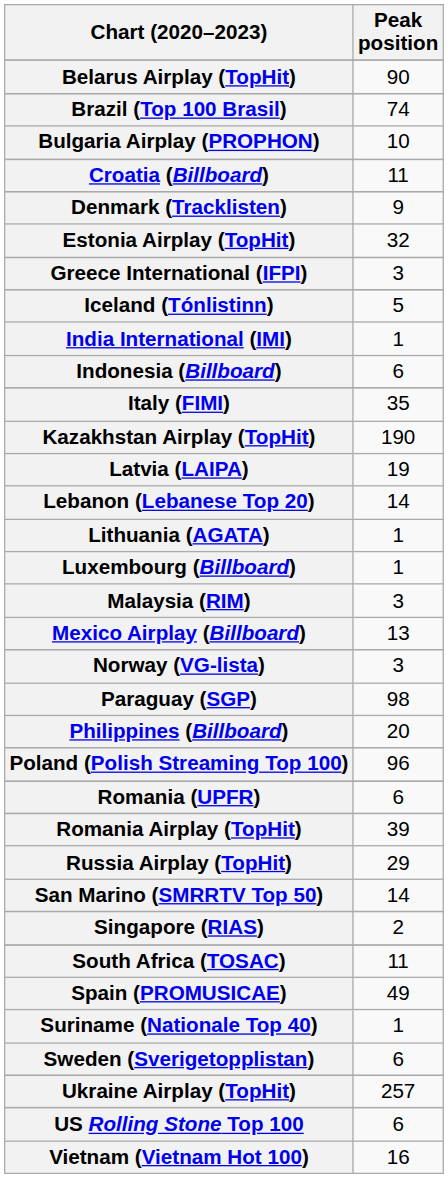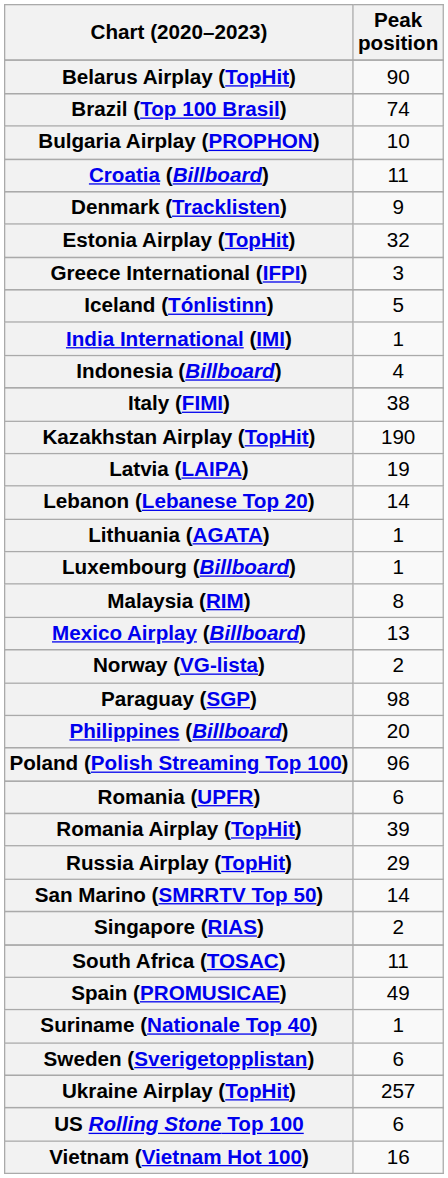(398, 371) 6 -> (398, 371) 4
(398, 404) 35 -> (398, 404) 38
(398, 600) 3 -> (398, 600) 8
(398, 666) 3 -> (398, 666) 2
